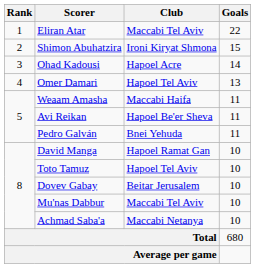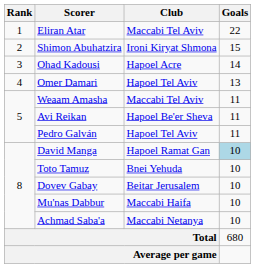(159, 99) Maccabi Haifa -> (165, 99) Maccabi Tel Aviv
(154, 133) Bnei Yehuda -> (162, 133) Hapoel Tel Aviv
(235, 151) no background -> (235, 151) lightblue background
(162, 168) Hapoel Tel Aviv -> (154, 168) Bnei Yehuda
(165, 202) Maccabi Tel Aviv -> (159, 202) Maccabi Haifa
